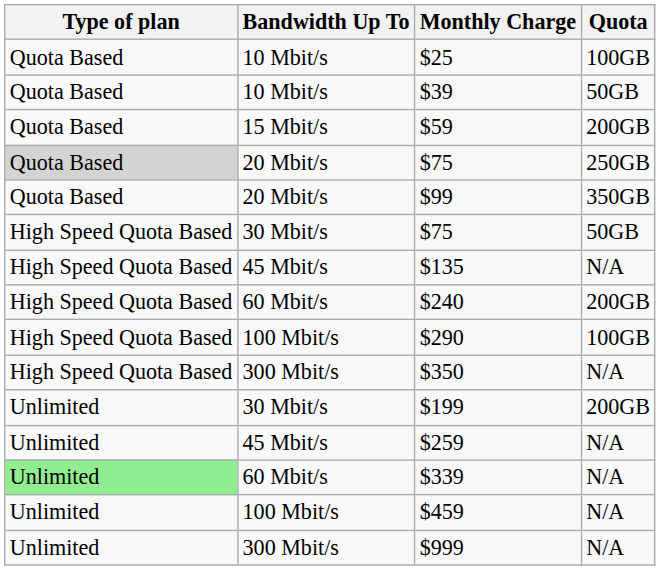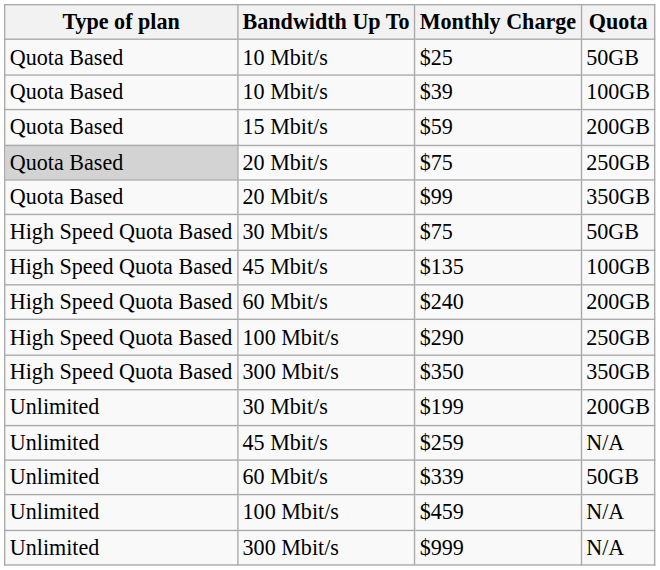(618, 57) 100GB -> (613, 57) 50GB
(613, 92) 50GB -> (618, 92) 100GB
(605, 267) N/A -> (618, 267) 100GB
(618, 337) 100GB -> (618, 337) 250GB
(605, 372) N/A -> (618, 372) 350GB
(55, 477) lightgreen background -> (55, 477) no background
(605, 477) N/A -> (613, 477) 50GB
